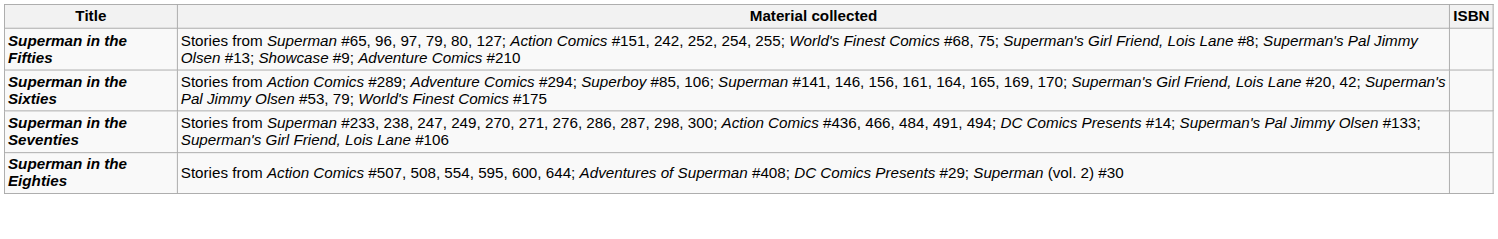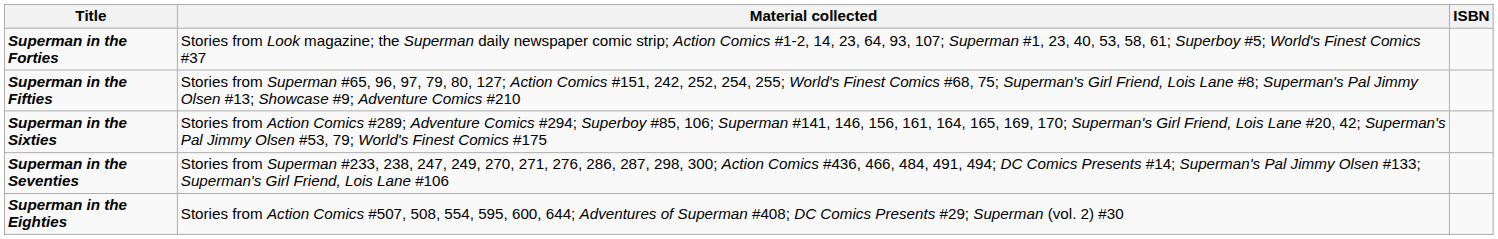+ row: (68, 49)
